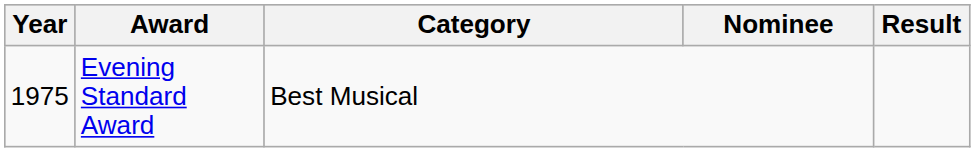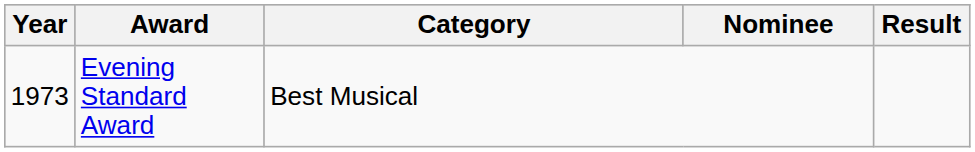(40, 95) 1975 -> (40, 95) 1973
